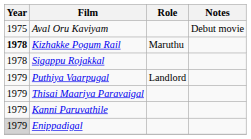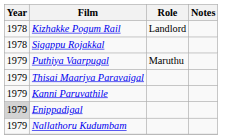- row: (70, 28)
(17, 45) bold -> (17, 28) normal
(166, 45) Maruthu -> (167, 28) Landlord
(167, 77) Landlord -> (166, 61) Maruthu
+ row: (79, 126)
